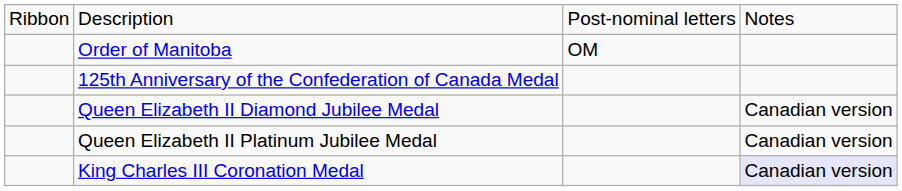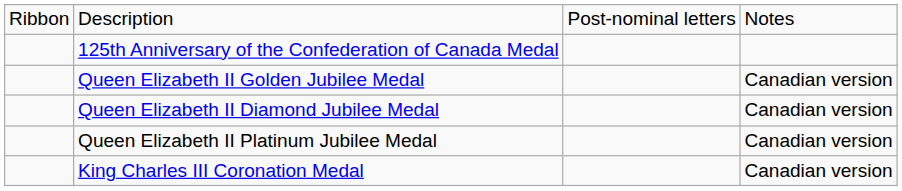- row: (155, 49)
+ row: (251, 79)
(819, 170) lavender background -> (819, 170) no background
